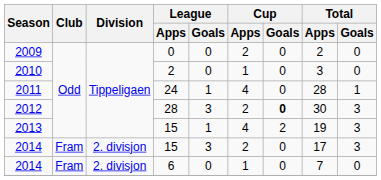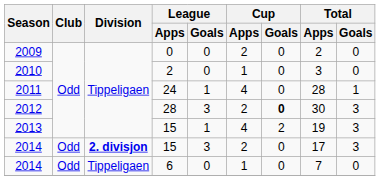(69, 147) Fram -> (69, 147) Odd
(120, 147) normal -> (118, 147) bold
(69, 166) Fram -> (69, 166) Odd
(120, 166) 2. divisjon -> (118, 166) Tippeligaen
